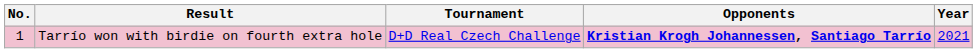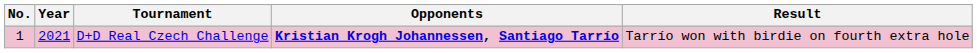columns swapped: (953, 16) <-> (210, 16)
